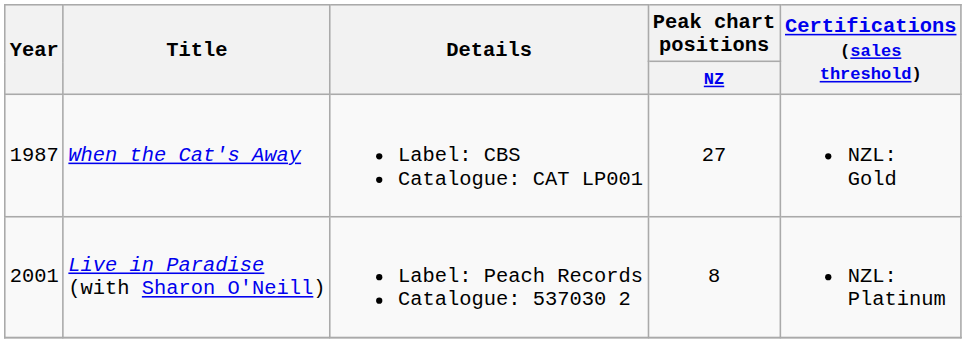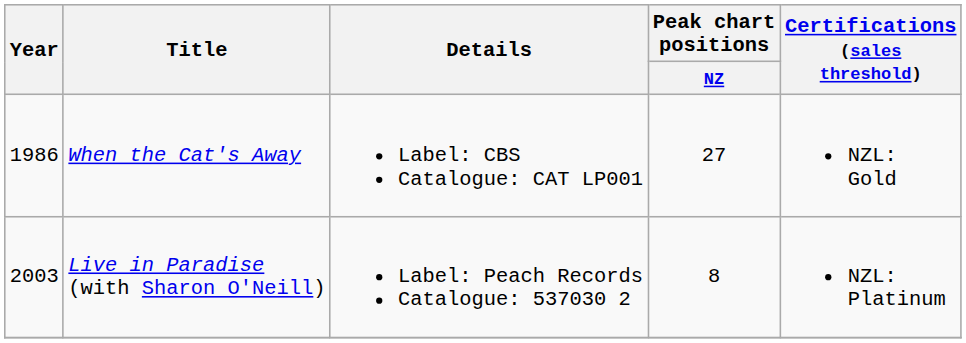(34, 155) 1987 -> (34, 155) 1986
(34, 277) 2001 -> (34, 277) 2003
